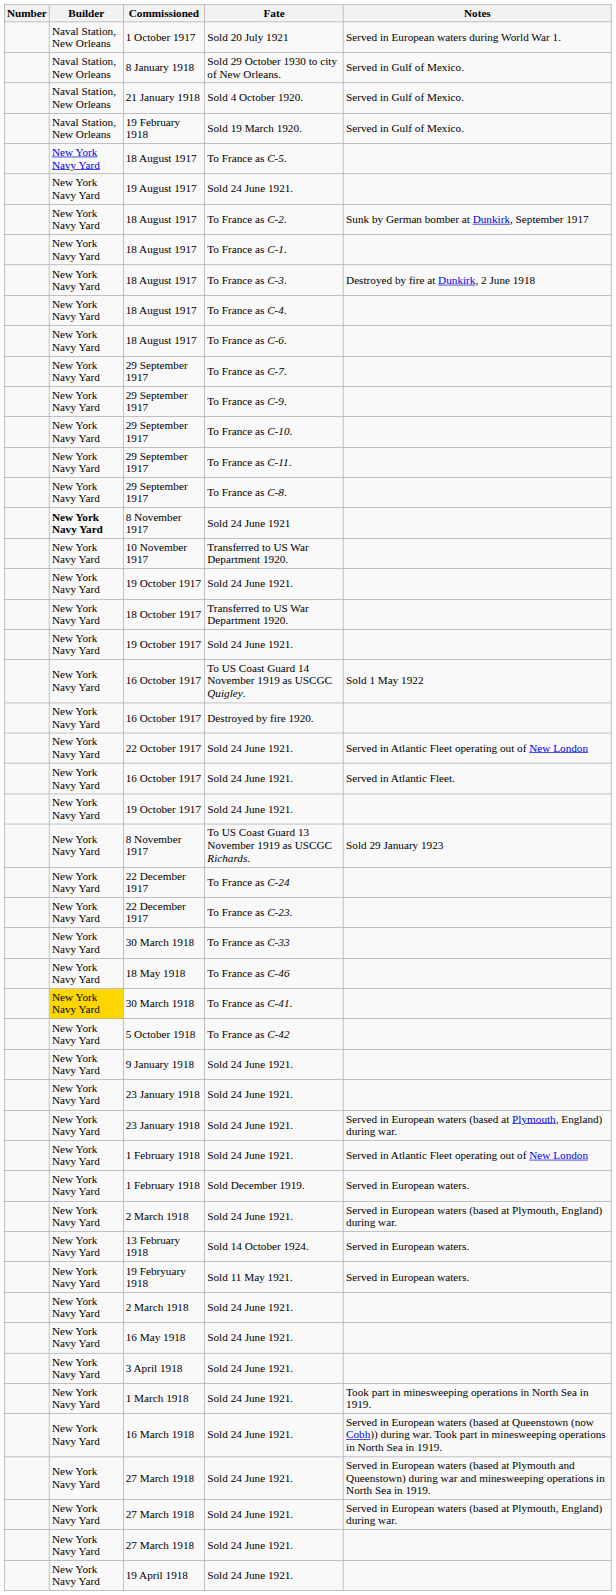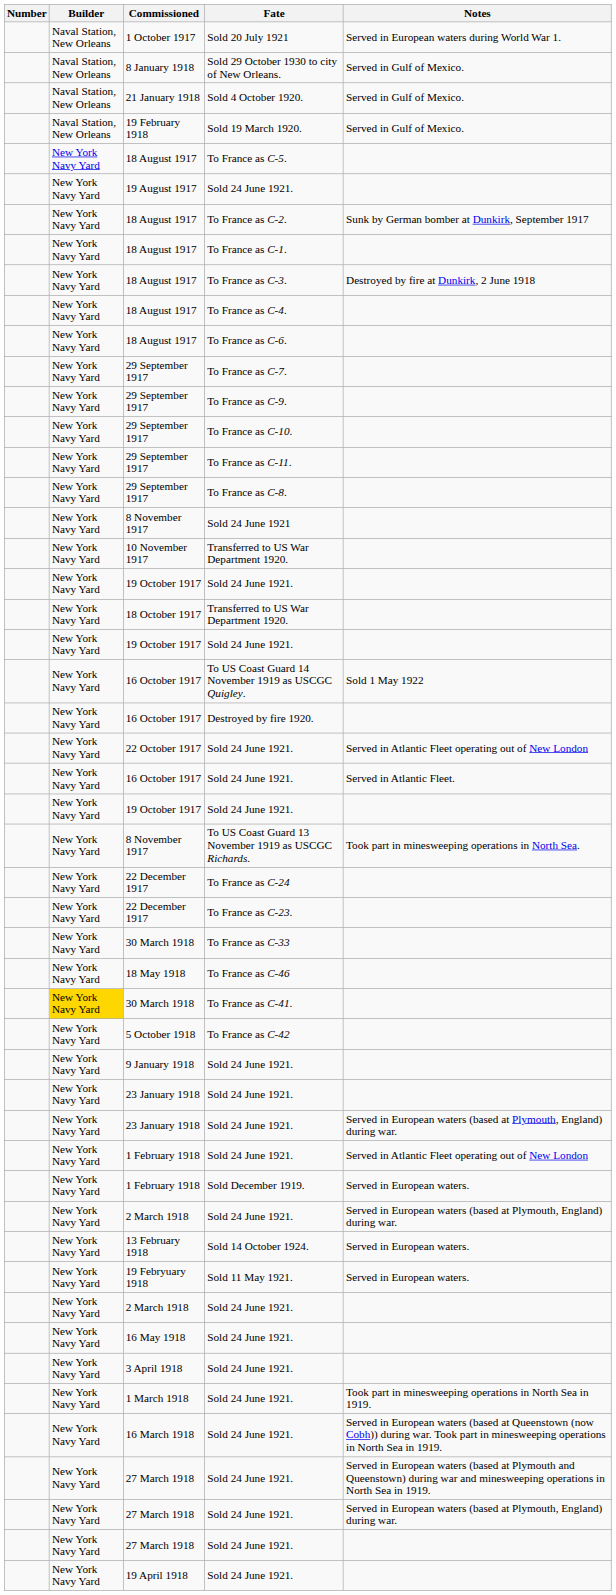(77, 523) bold -> (76, 523) normal
(395, 845) Sold 29 January 1923 -> (463, 845) Took part in minesweeping operations in North Sea.
